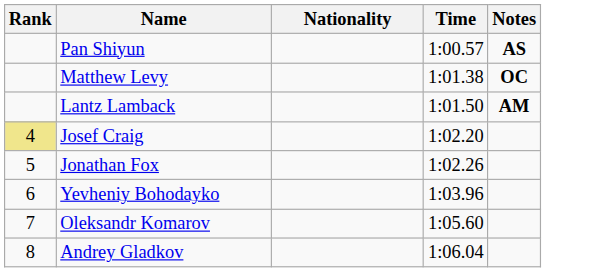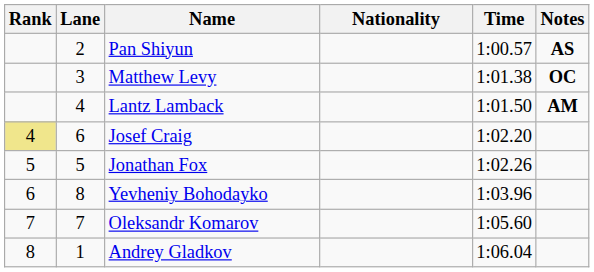+ column: (80, 19)
